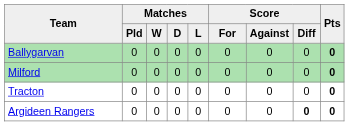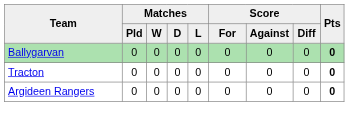- row: (24, 72)
(307, 111) bold -> (307, 91) normal
